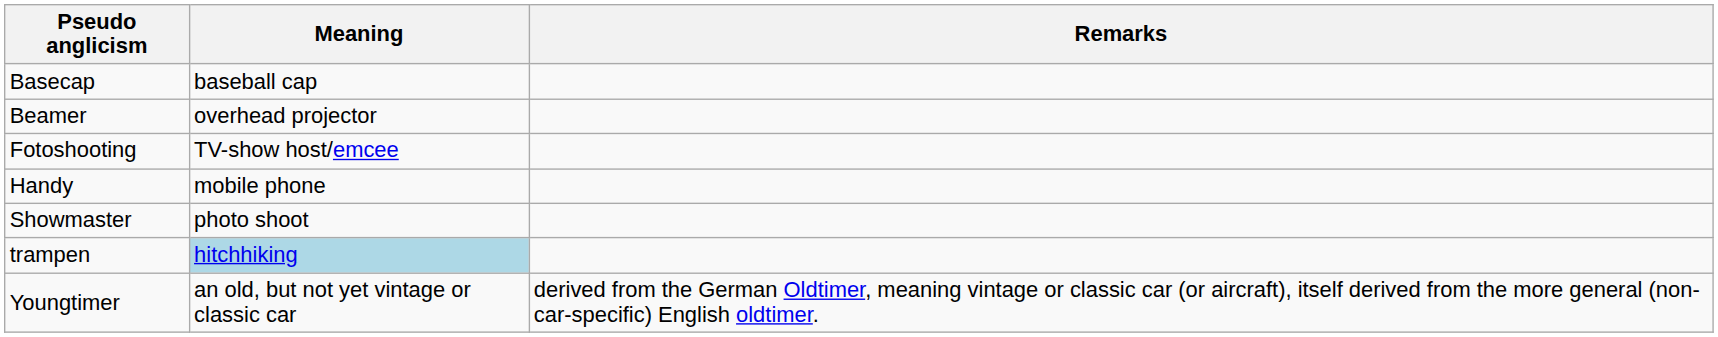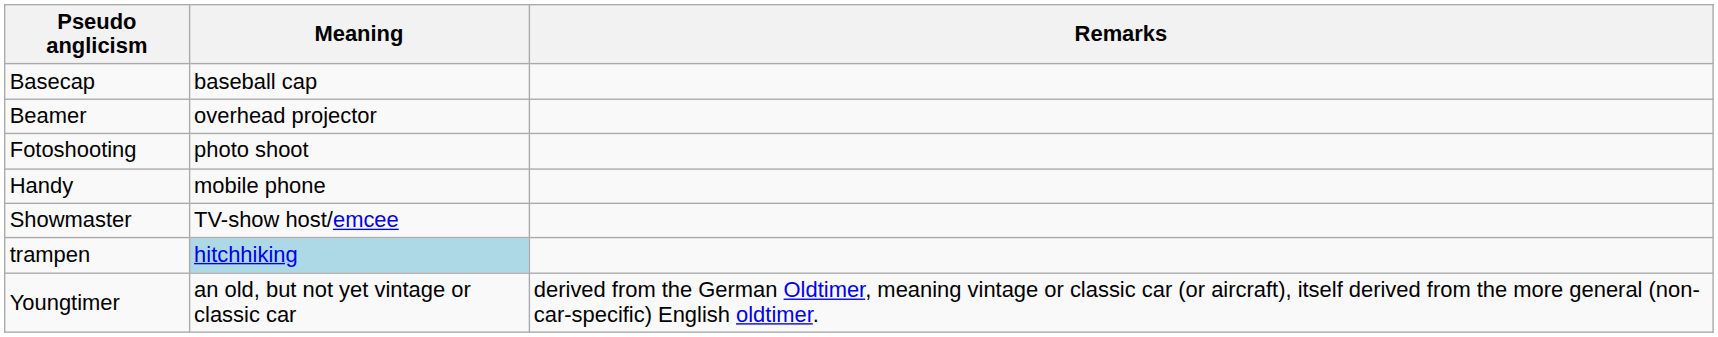(296, 150) TV-show host/emcee -> (251, 150) photo shoot
(251, 220) photo shoot -> (296, 220) TV-show host/emcee
